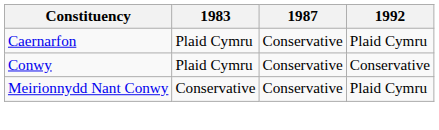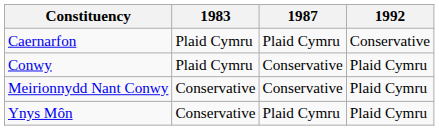(303, 40) Conservative -> (301, 40) Plaid Cymru
(388, 40) Plaid Cymru -> (390, 40) Conservative
(390, 64) Conservative -> (388, 64) Plaid Cymru
+ row: (40, 112)
